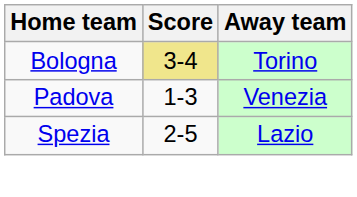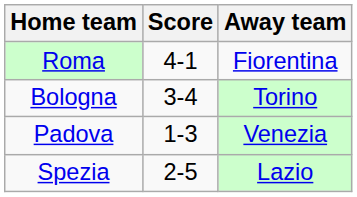+ row: (74, 60)
(180, 60) khaki background -> (180, 97) no background
